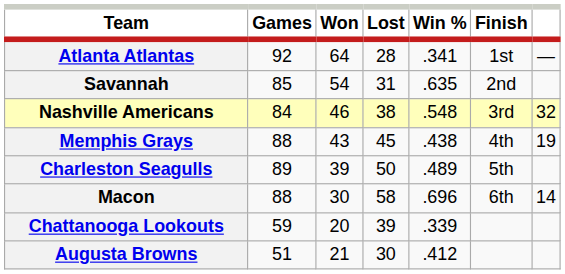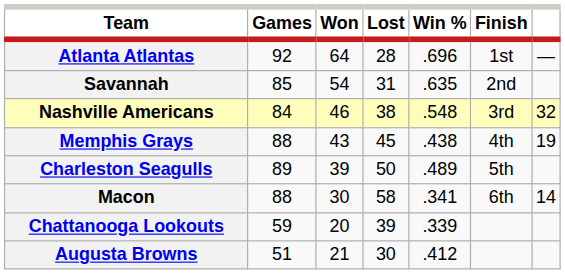(440, 56) .341 -> (440, 56) .696
(440, 198) .696 -> (440, 198) .341
